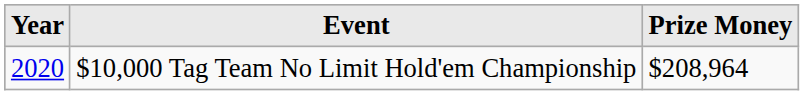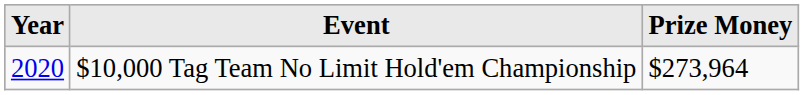(698, 67) $208,964 -> (698, 67) $273,964
